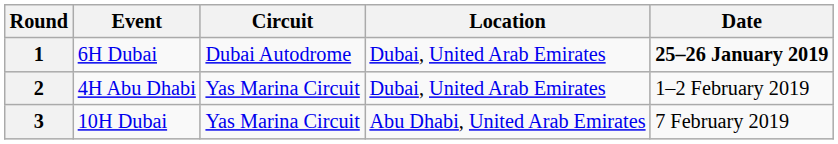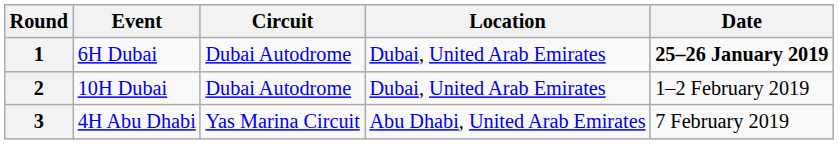(137, 87) 4H Abu Dhabi -> (122, 87) 10H Dubai
(283, 87) Yas Marina Circuit -> (278, 87) Dubai Autodrome
(122, 121) 10H Dubai -> (137, 121) 4H Abu Dhabi
